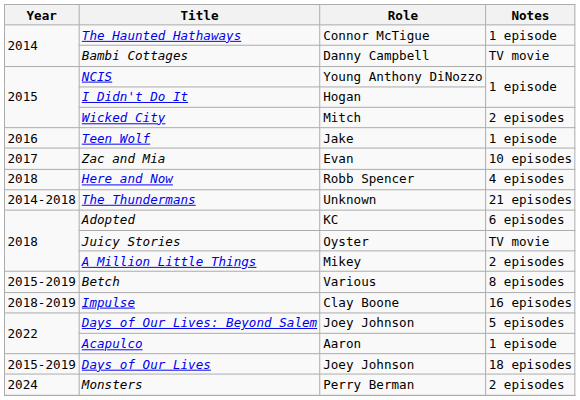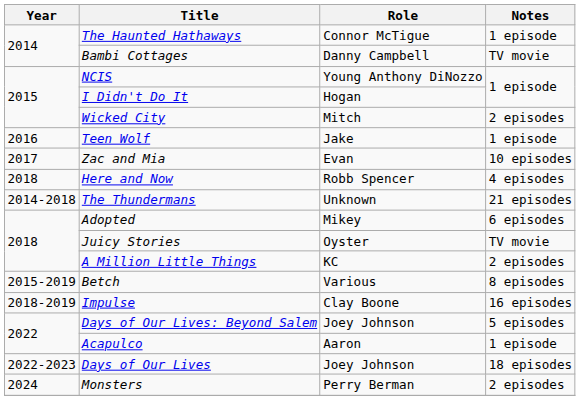(331, 220) KC -> (342, 220) Mikey
(342, 261) Mikey -> (331, 261) KC
(42, 364) 2015-2019 -> (42, 364) 2022-2023
